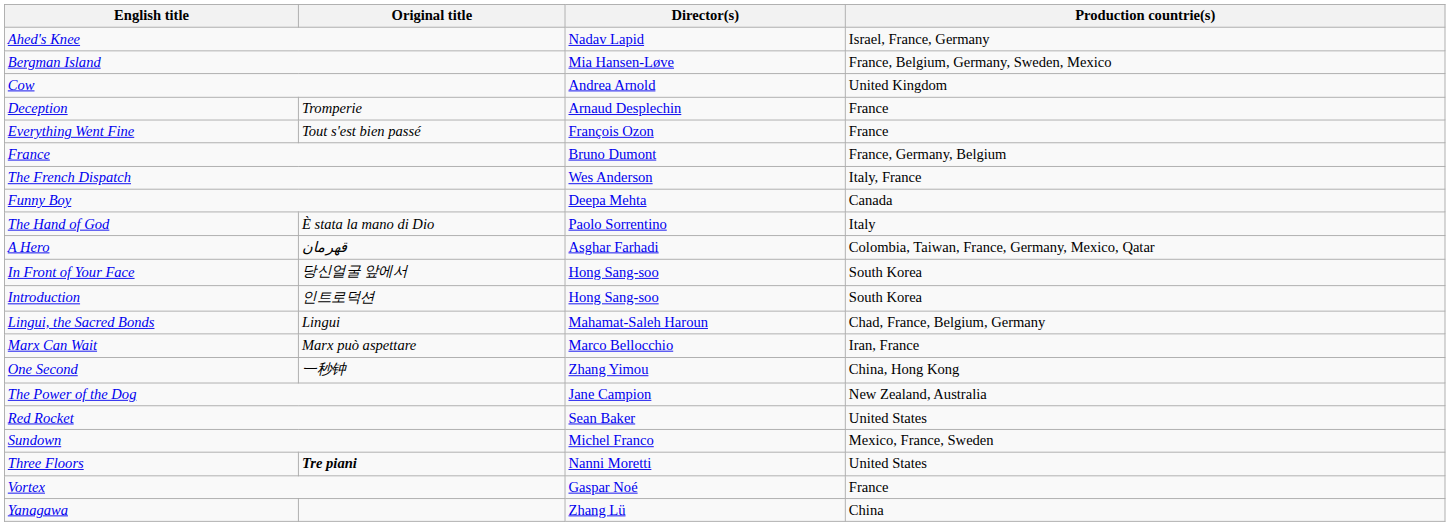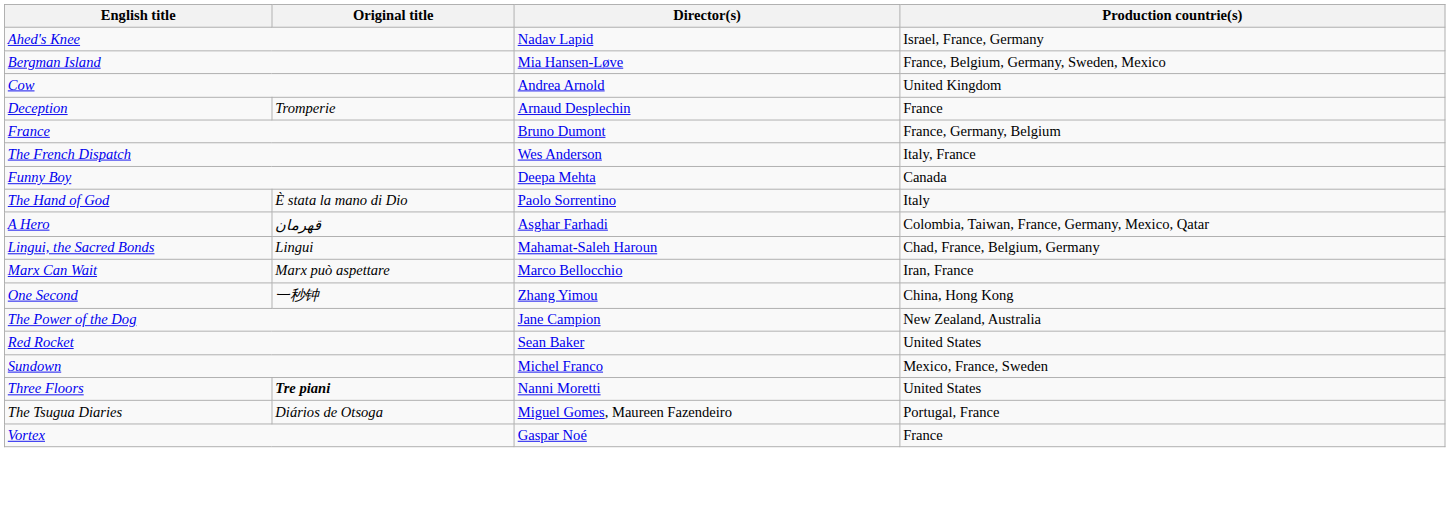- row: (71, 131)
- row: (71, 272)
- row: (44, 298)
+ row: (65, 412)
- row: (38, 510)
